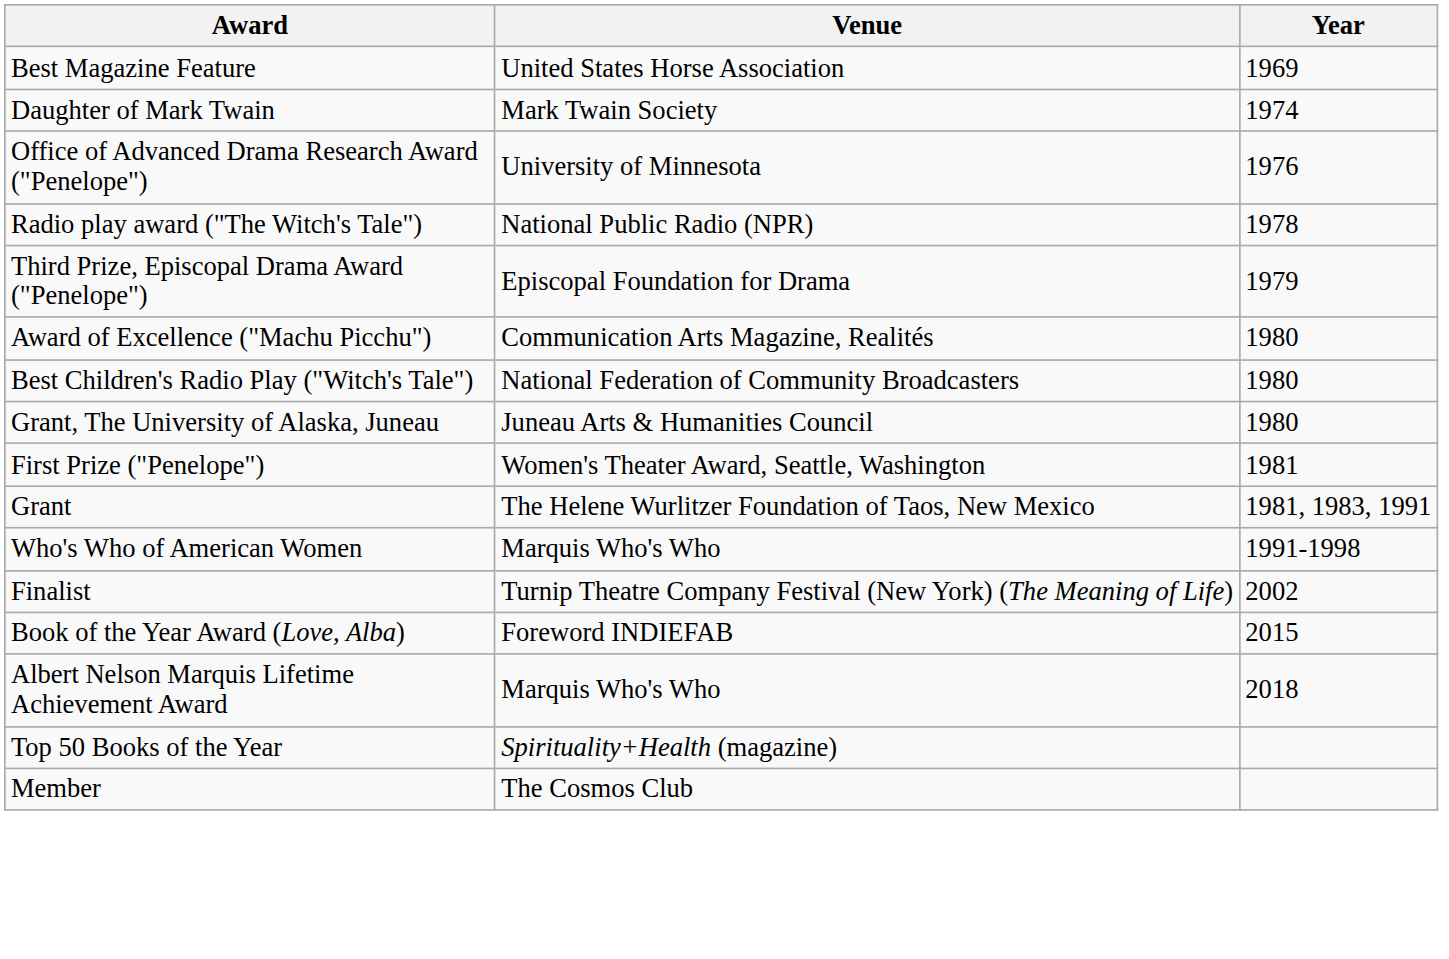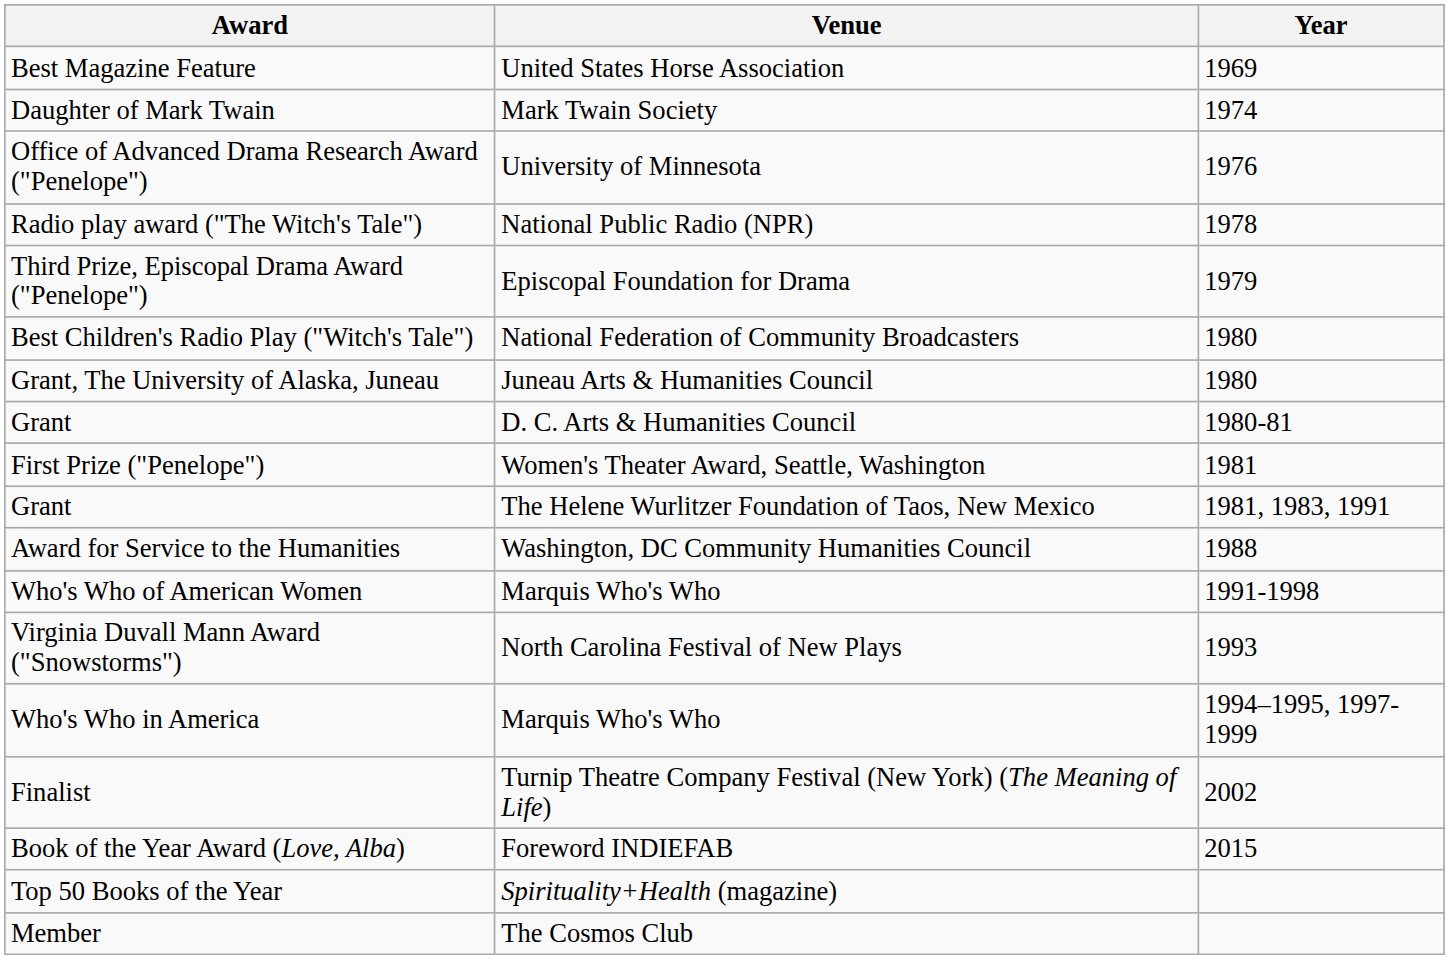- row: (221, 338)
+ row: (41, 422)
+ row: (206, 548)
+ row: (165, 647)
+ row: (135, 719)
- row: (182, 689)
